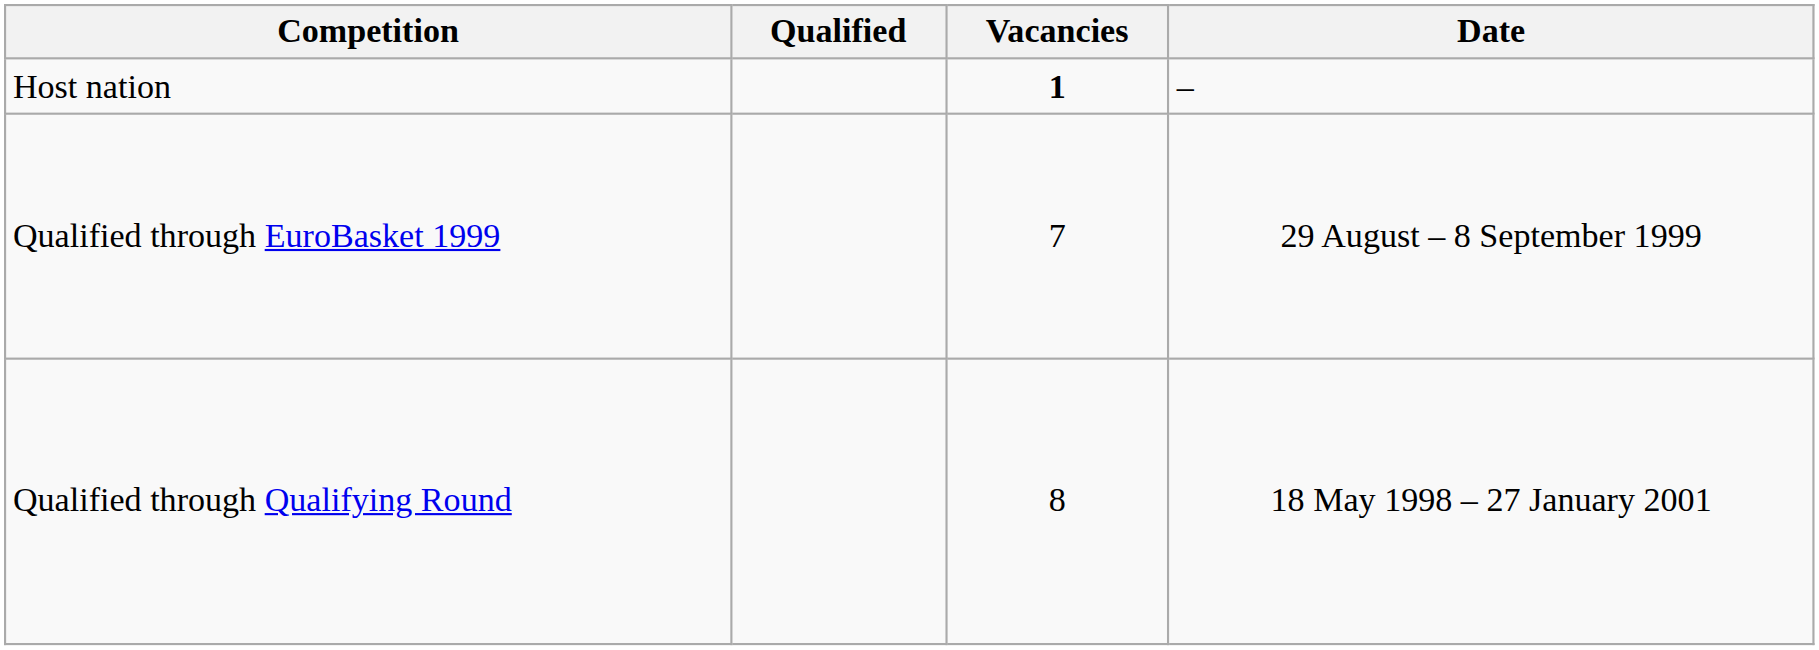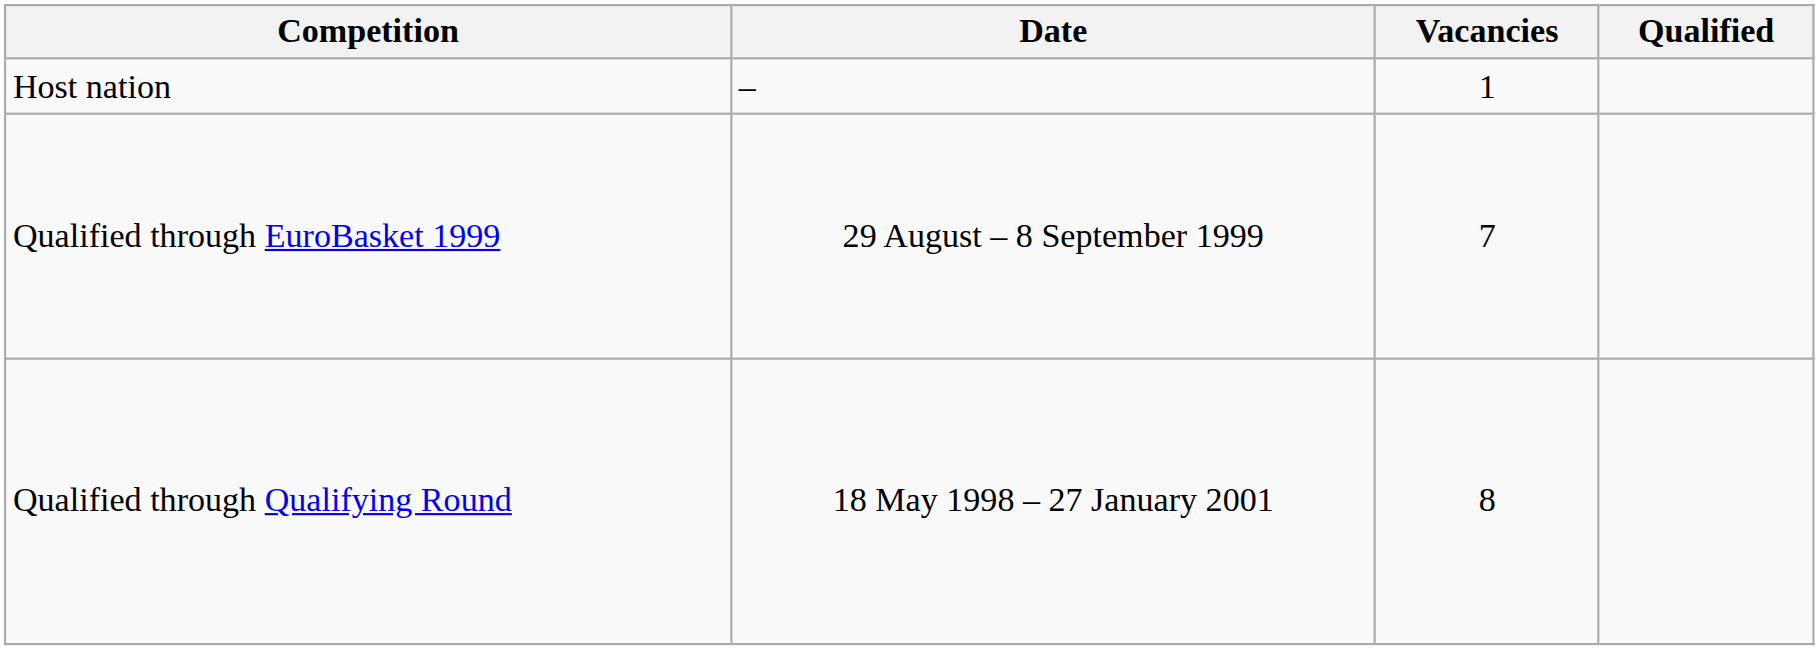columns swapped: (1491, 31) <-> (838, 31)
(1057, 85) bold -> (1487, 85) normal
